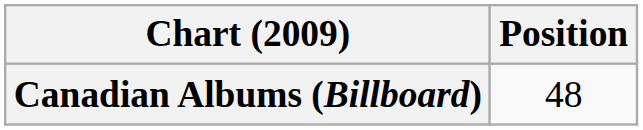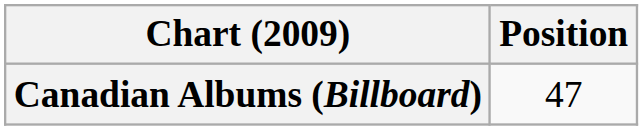(564, 93) 48 -> (564, 93) 47
